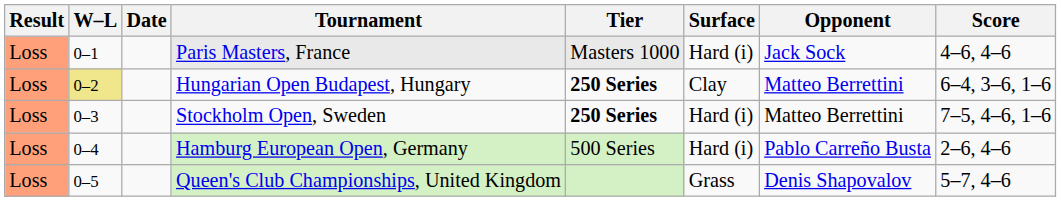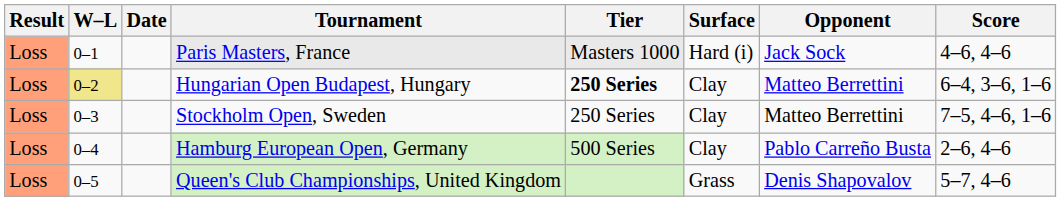(614, 116) bold -> (613, 116) normal
(721, 116) Hard (i) -> (708, 116) Clay
(721, 148) Hard (i) -> (708, 148) Clay
